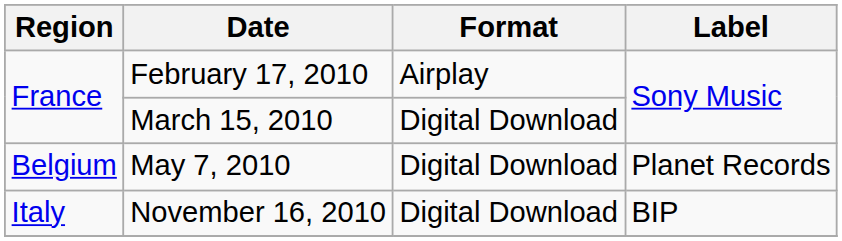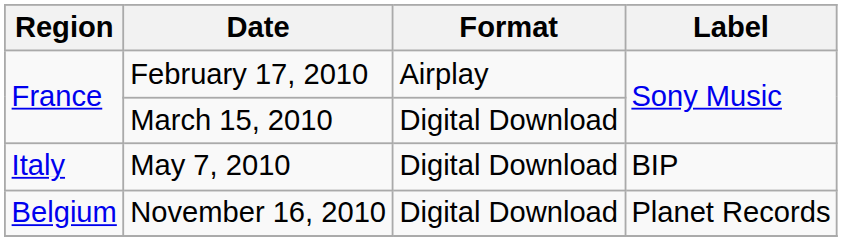(64, 166) Belgium -> (38, 166) Italy
(731, 166) Planet Records -> (655, 166) BIP
(38, 212) Italy -> (64, 212) Belgium
(655, 212) BIP -> (731, 212) Planet Records
